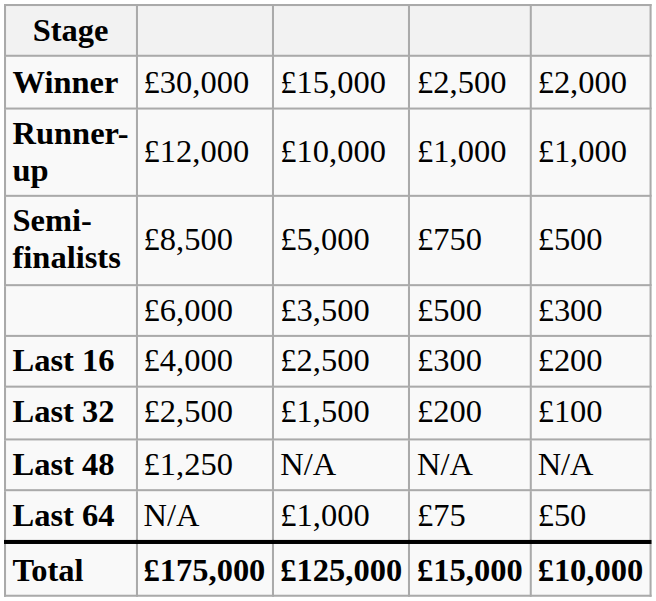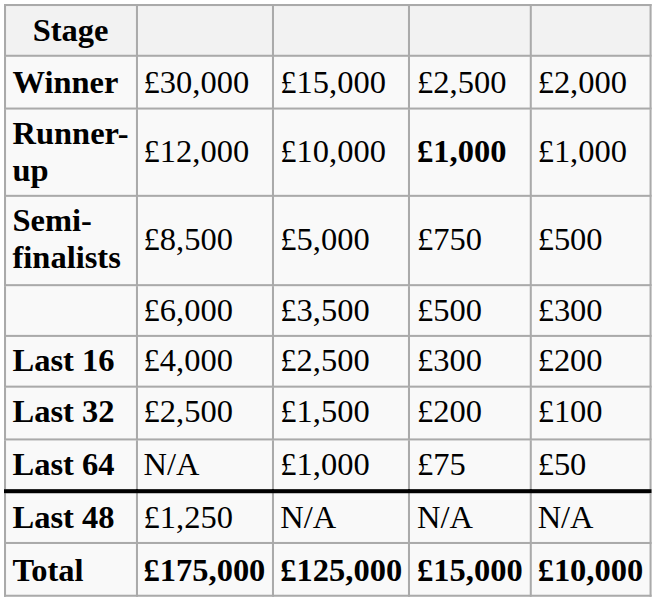(462, 151) normal -> (462, 151) bold
rows swapped: (63, 463) <-> (63, 515)
